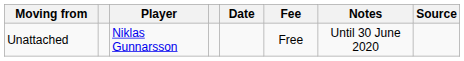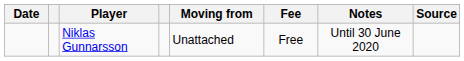columns swapped: (242, 14) <-> (51, 14)
